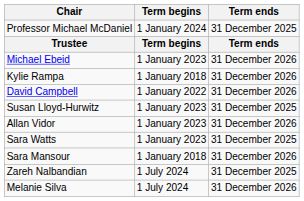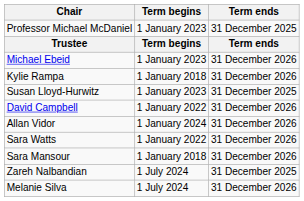(172, 28) 1 January 2024 -> (172, 28) 1 January 2023
rows swapped: (42, 92) <-> (53, 108)
(172, 124) 1 January 2023 -> (172, 124) 1 January 2024
(172, 140) 1 January 2023 -> (172, 140) 1 January 2022
(254, 140) 31 December 2025 -> (254, 140) 31 December 2026
